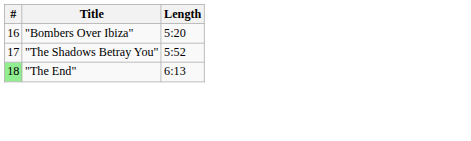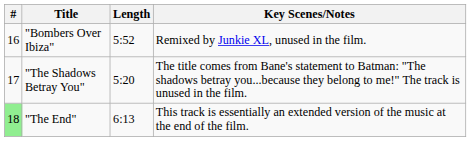+ column: (309, 14)
(175, 33) 5:20 -> (124, 40) 5:52
(175, 52) 5:52 -> (124, 80) 5:20
